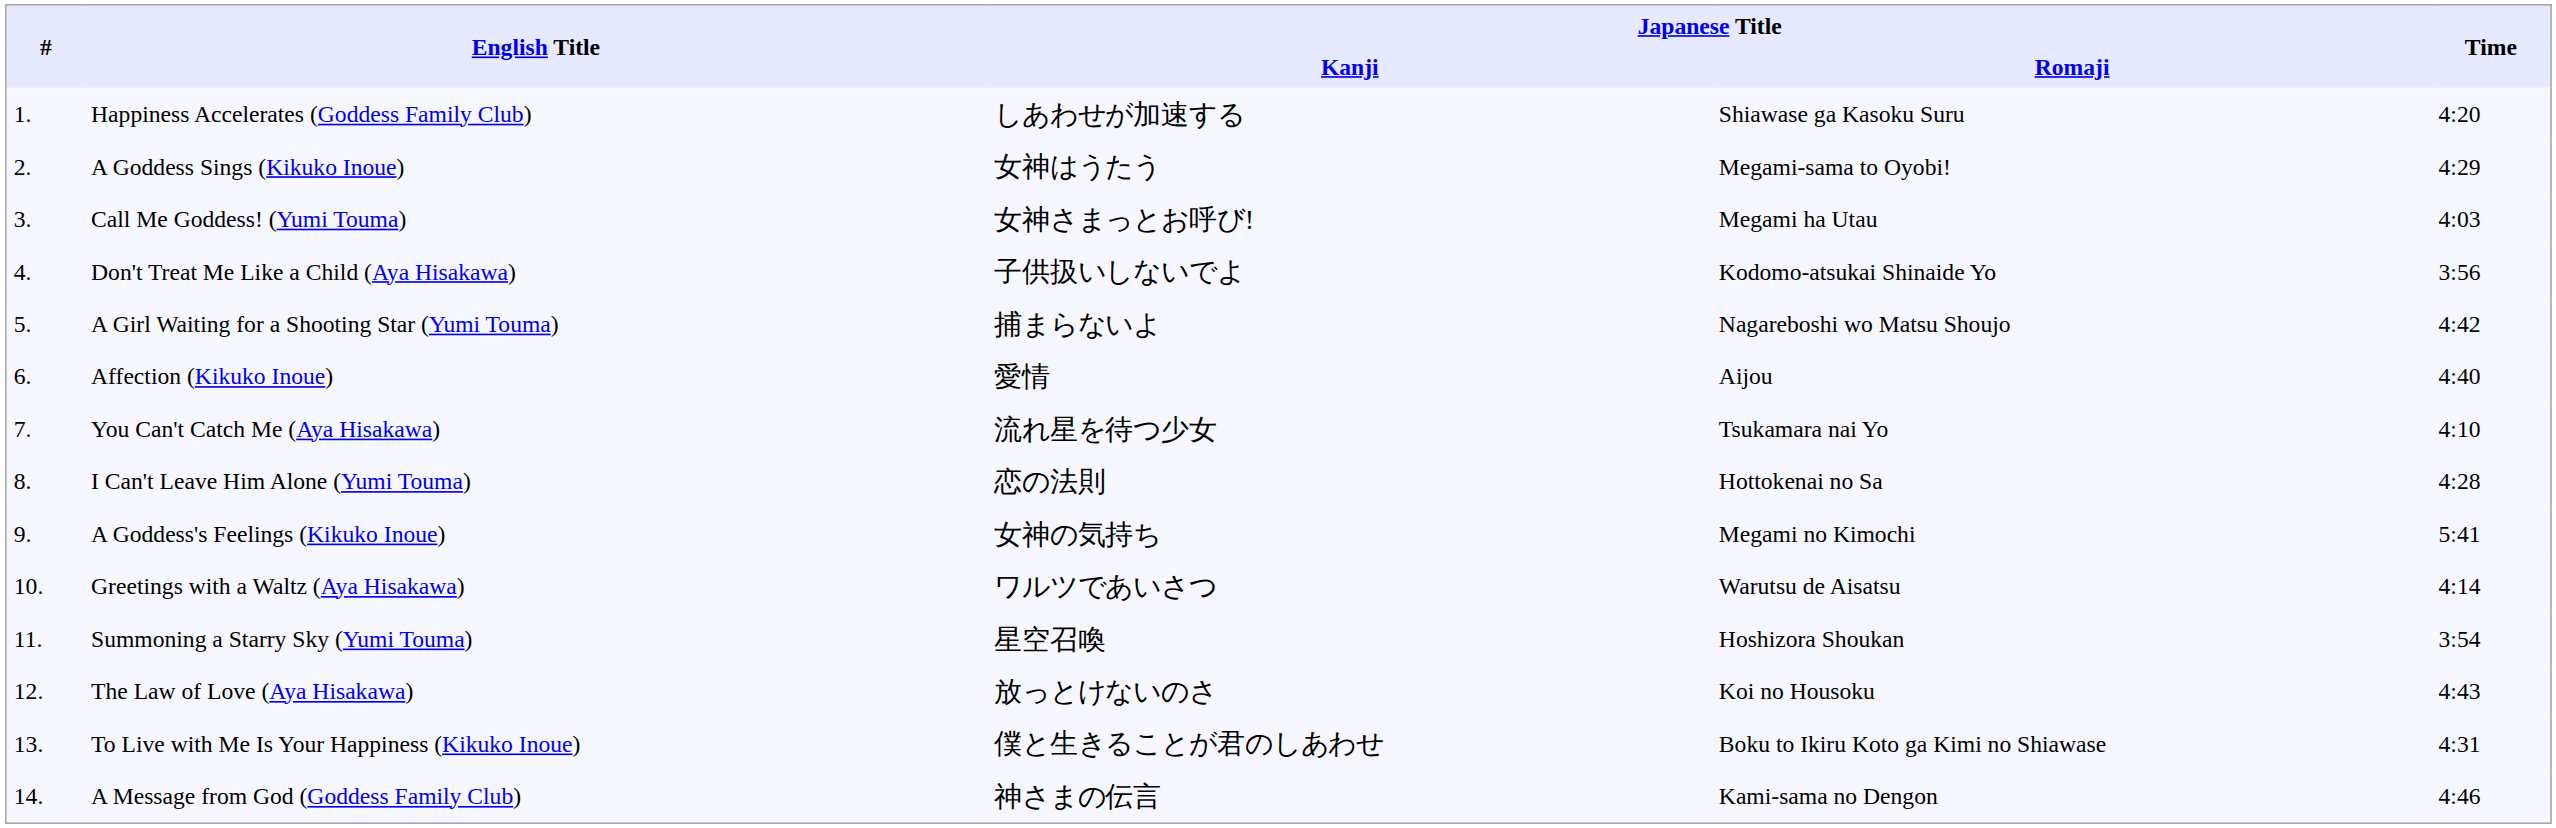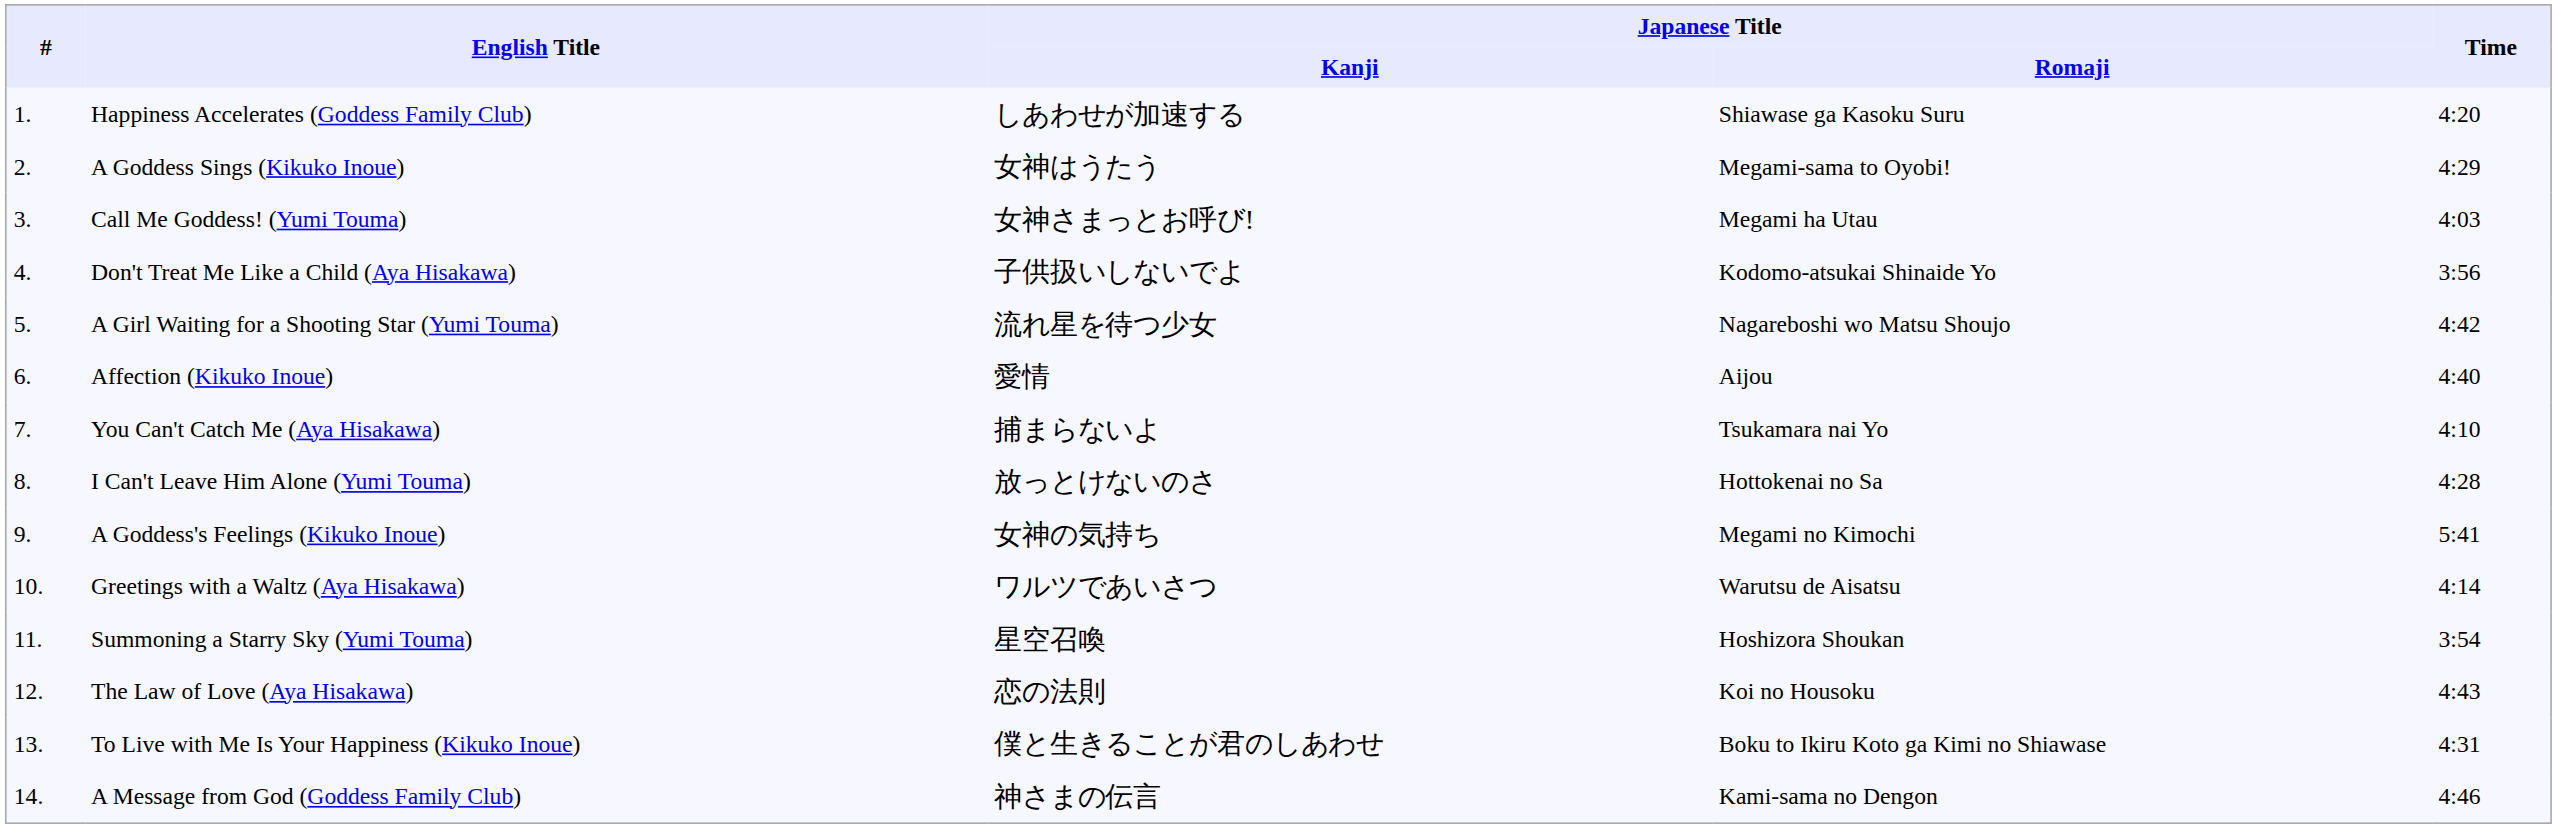(1078, 325) 捕まらないよ -> (1105, 325) 流れ星を待つ少女
(1105, 430) 流れ星を待つ少女 -> (1078, 430) 捕まらないよ
(1050, 482) 恋の法則 -> (1105, 482) 放っとけないのさ
(1105, 692) 放っとけないのさ -> (1050, 692) 恋の法則
